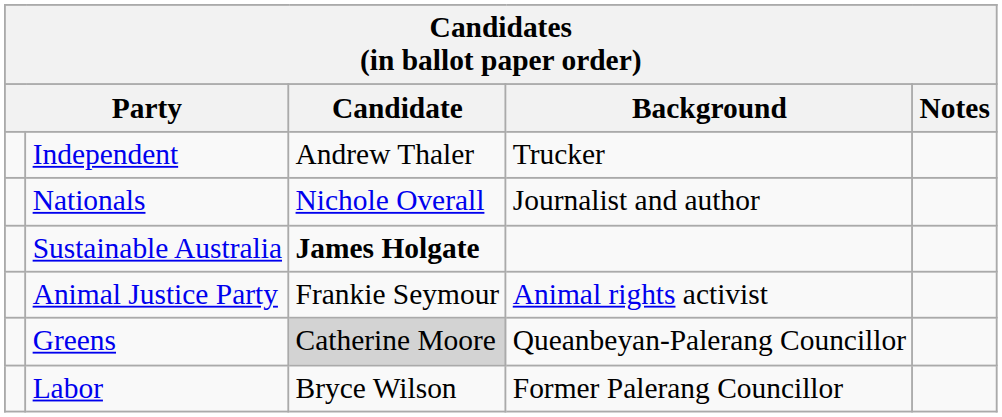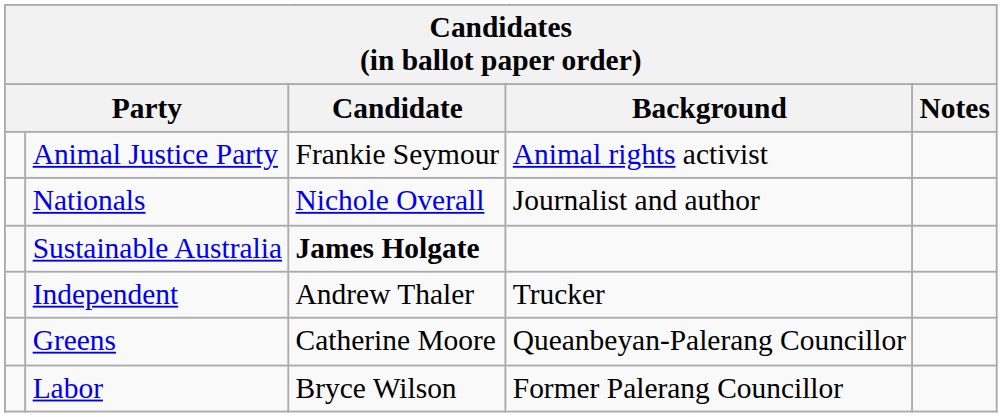rows swapped: (105, 154) <-> (155, 294)
(396, 341) lightgrey background -> (396, 341) no background
